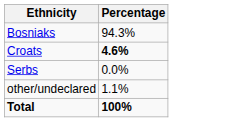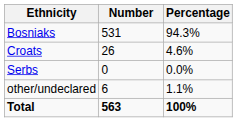+ column: (131, 13)
(115, 51) bold -> (180, 51) normal
